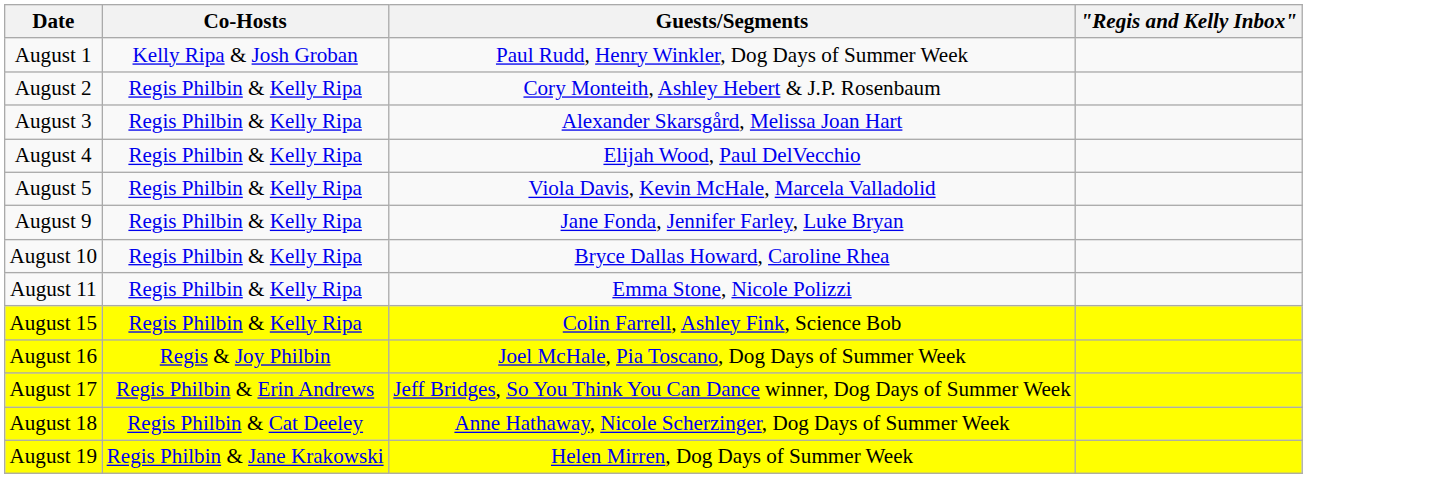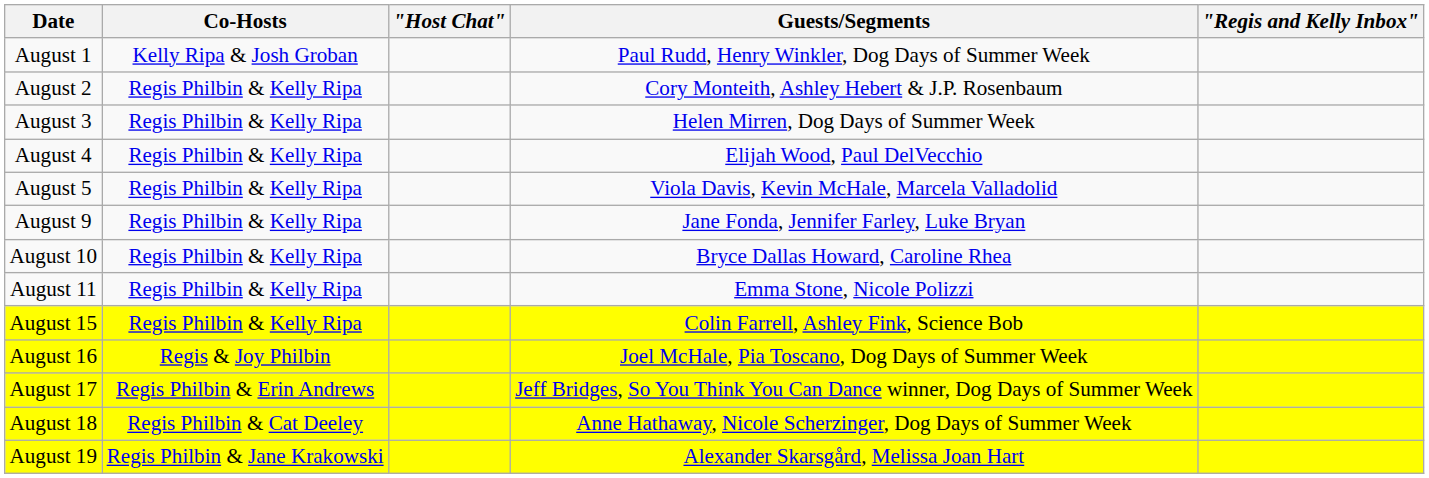+ column: (449, 21)
(732, 121) Alexander Skarsgård, Melissa Joan Hart -> (854, 121) Helen Mirren, Dog Days of Summer Week
(732, 456) Helen Mirren, Dog Days of Summer Week -> (854, 456) Alexander Skarsgård, Melissa Joan Hart
